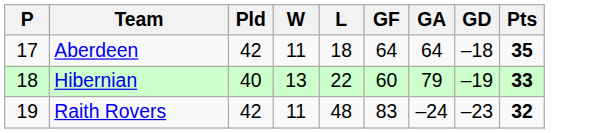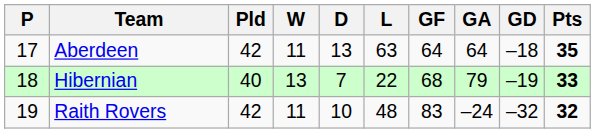+ column: (341, 19)
(341, 50) 18 -> (386, 50) 63
(386, 81) 60 -> (432, 81) 68
(477, 111) –23 -> (522, 111) –32
